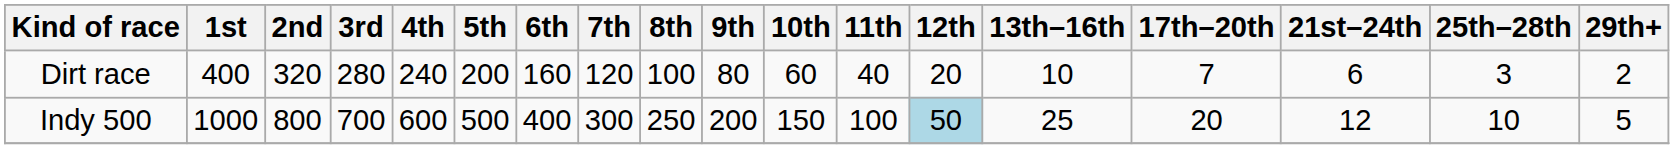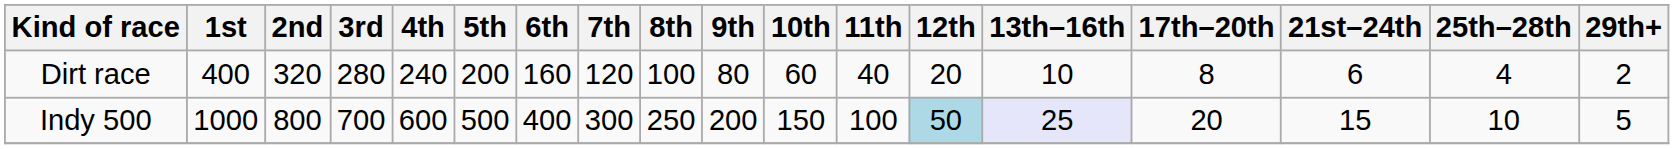(1207, 73) 7 -> (1207, 73) 8
(1504, 73) 3 -> (1504, 73) 4
(1057, 119) no background -> (1057, 119) lavender background
(1355, 119) 12 -> (1355, 119) 15
